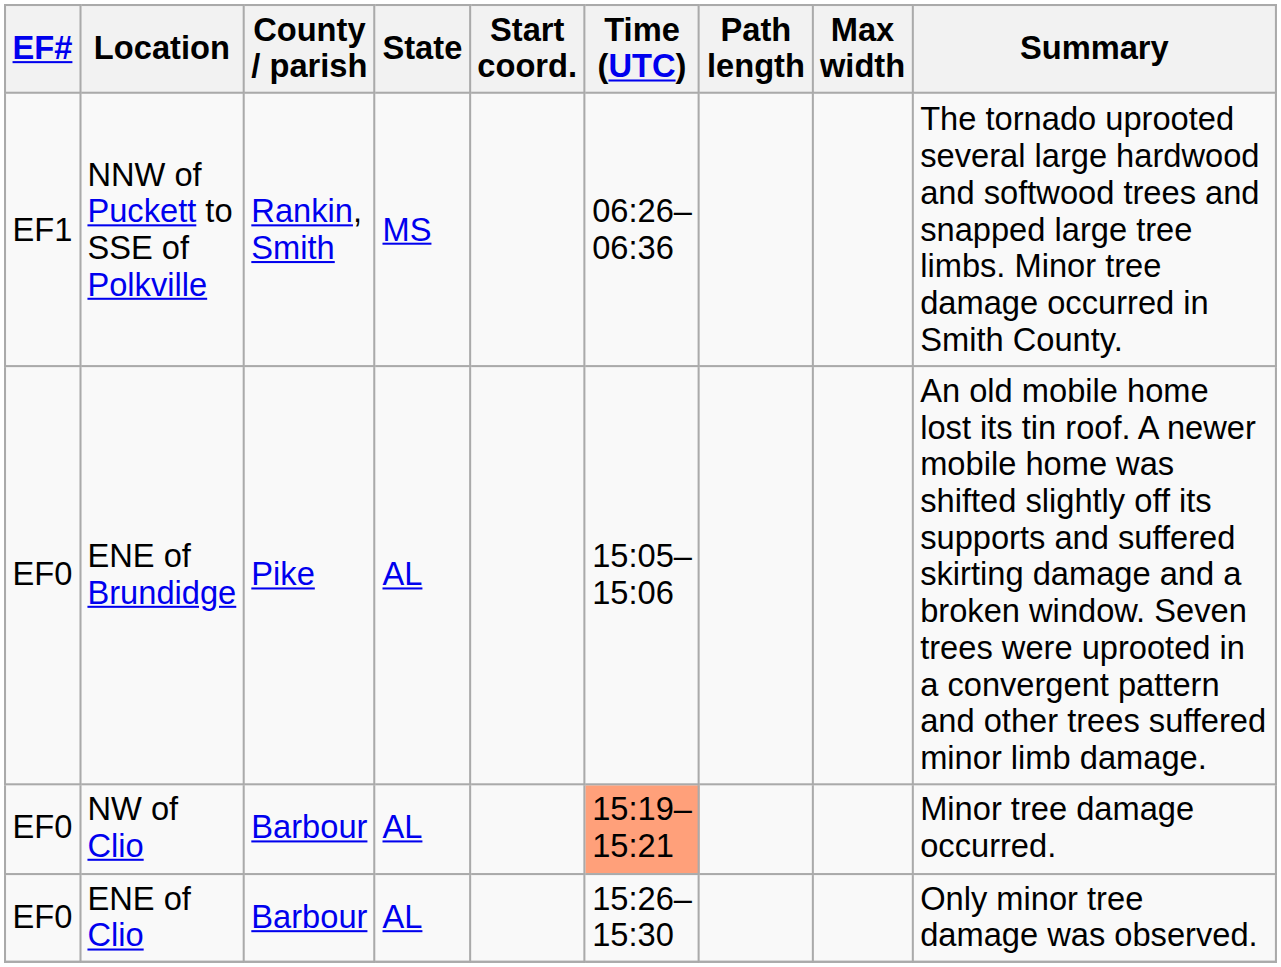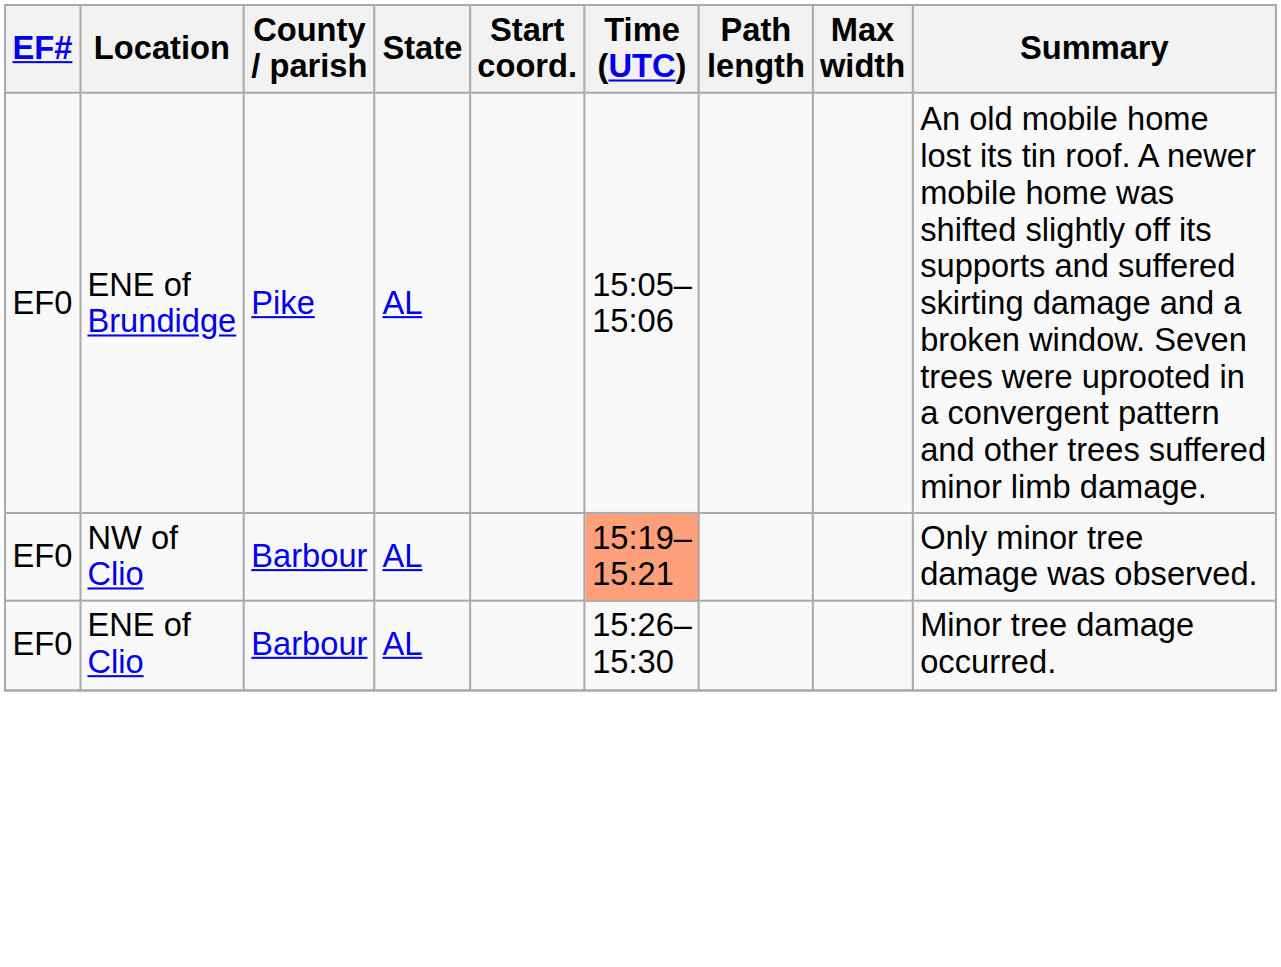- row: (160, 229)
(1057, 828) Minor tree damage occurred. -> (1089, 556) Only minor tree damage was observed.
(1089, 916) Only minor tree damage was observed. -> (1057, 644) Minor tree damage occurred.
